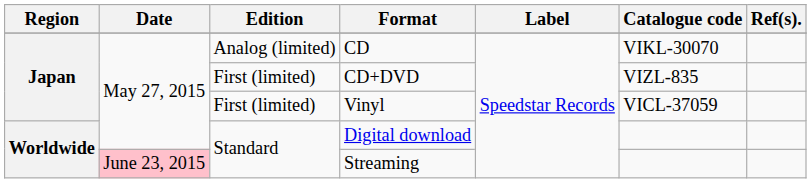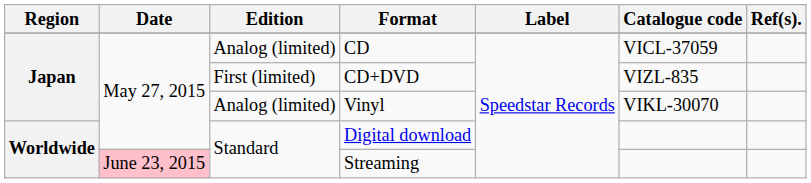(671, 47) VIKL-30070 -> (670, 47) VICL-37059
(264, 105) First (limited) -> (275, 105) Analog (limited)
(670, 105) VICL-37059 -> (671, 105) VIKL-30070
